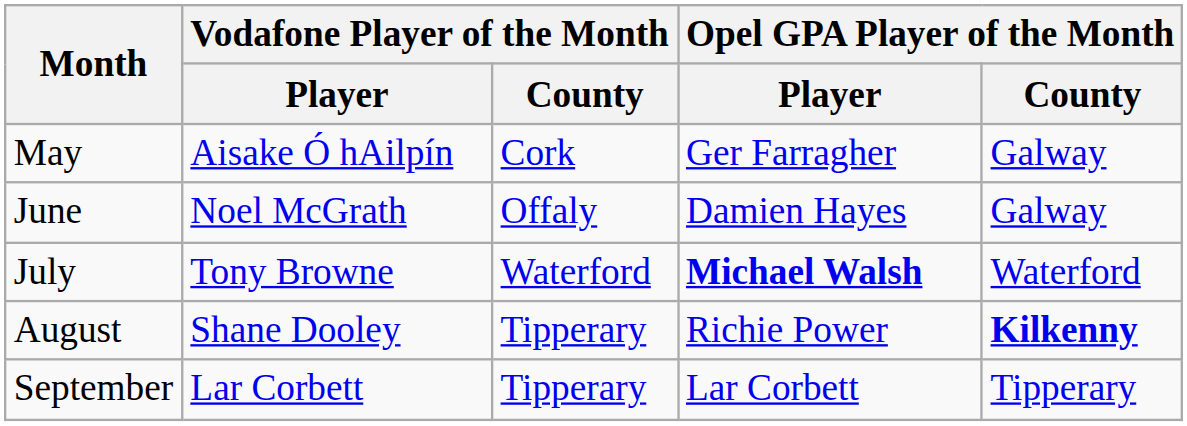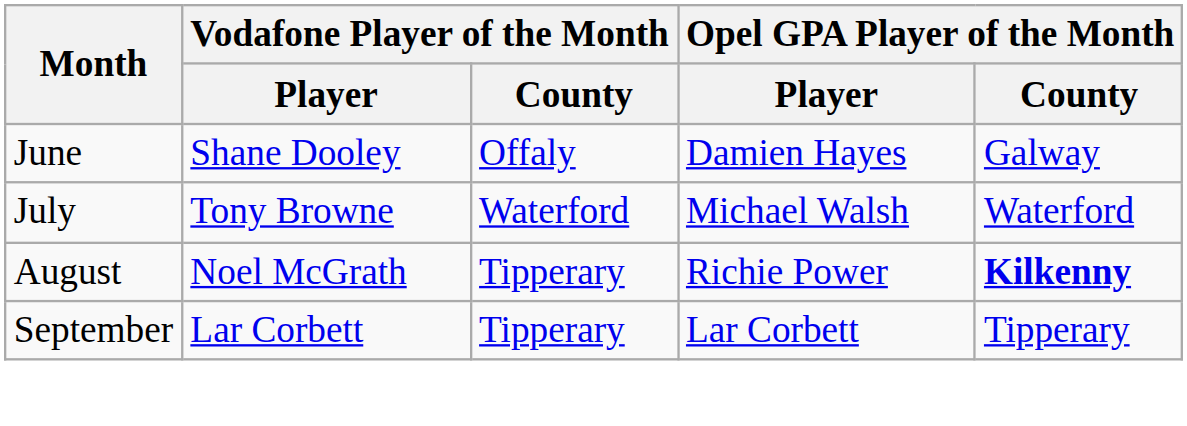- row: (48, 152)
(299, 211) Noel McGrath -> (295, 152) Shane Dooley
(804, 270) bold -> (797, 211) normal
(295, 329) Shane Dooley -> (299, 270) Noel McGrath
